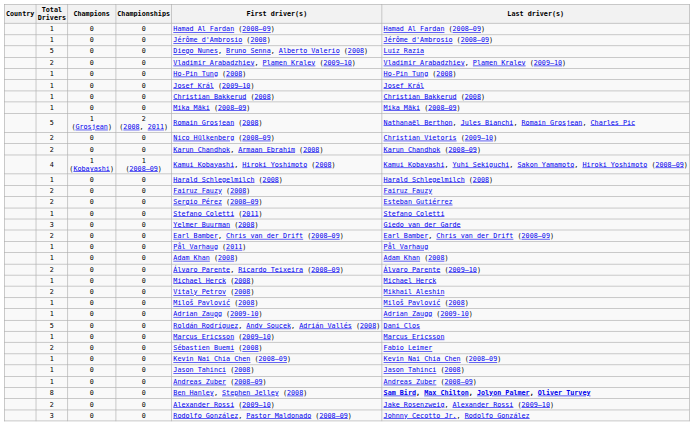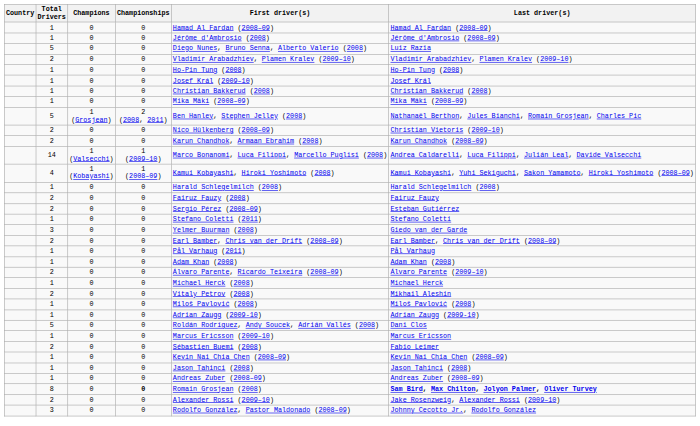(218, 123) Romain Grosjean (2008) -> (240, 116) Ben Hanley, Stephen Jelley (2008)
+ row: (52, 155)
(144, 393) normal -> (143, 389) bold
(240, 393) Ben Hanley, Stephen Jelley (2008) -> (217, 389) Romain Grosjean (2008)
